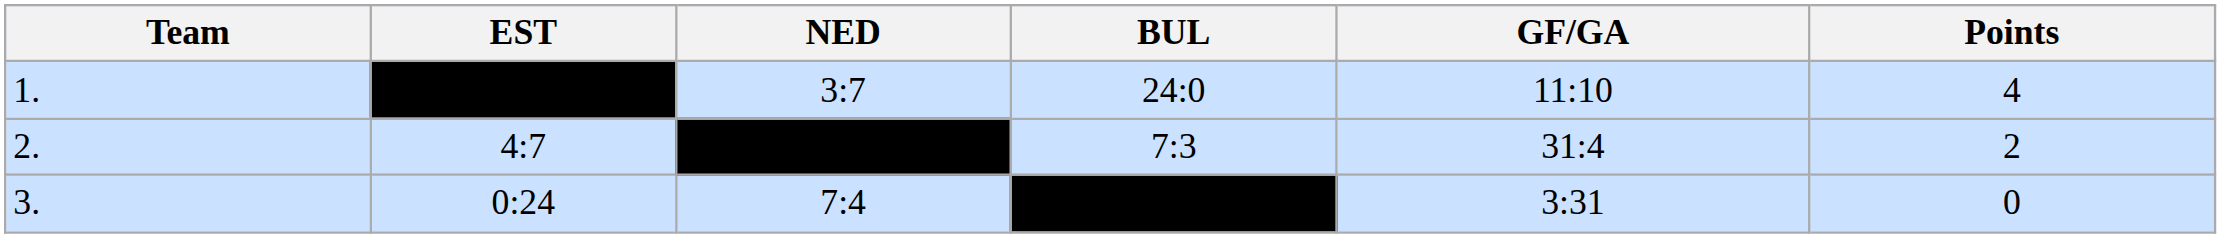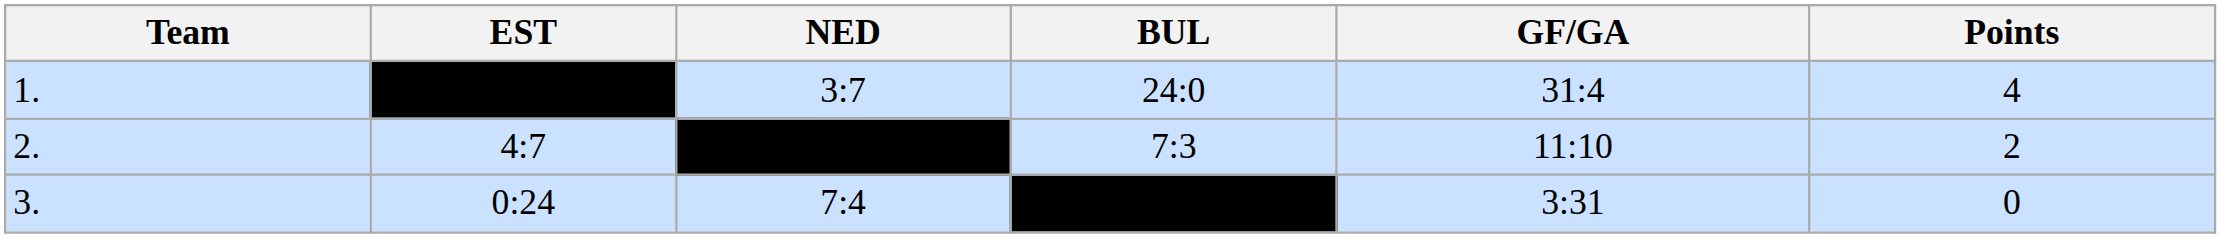(1573, 89) 11:10 -> (1573, 89) 31:4
(1573, 145) 31:4 -> (1573, 145) 11:10
